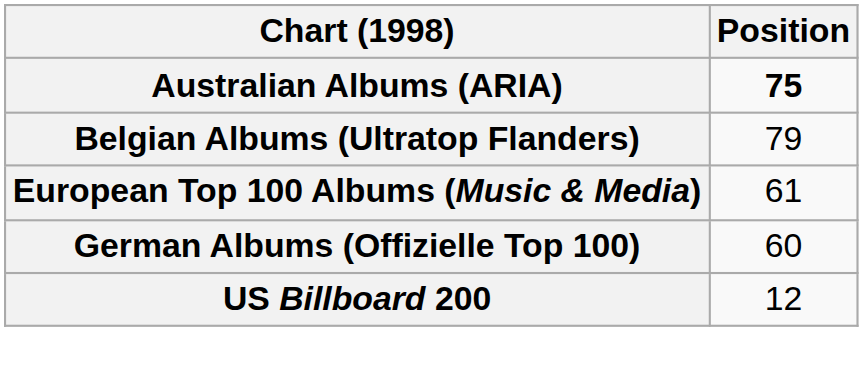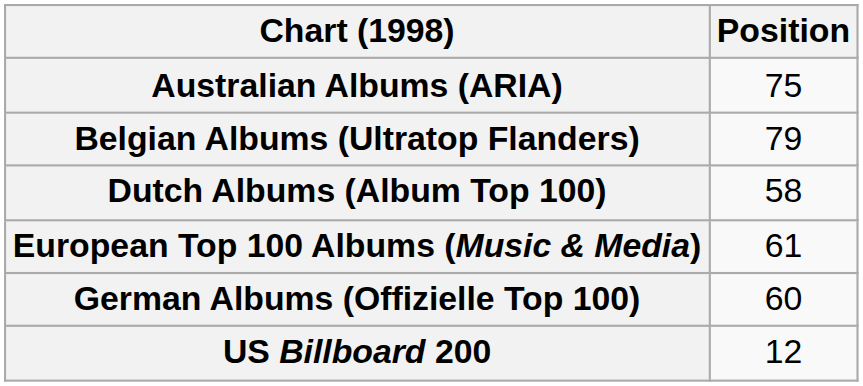(783, 84) bold -> (783, 84) normal
+ row: (357, 191)
